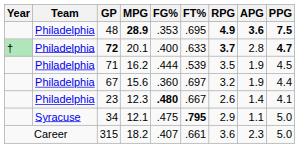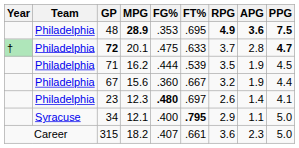(167, 48) .400 -> (167, 48) .475
(227, 48) bold -> (227, 48) normal
(196, 83) .697 -> (196, 83) .667
(196, 100) .667 -> (196, 100) .697
(167, 117) .475 -> (167, 117) .400
